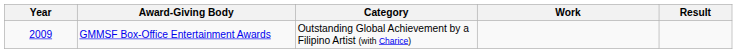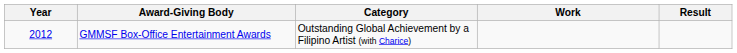(41, 34) 2009 -> (41, 34) 2012
